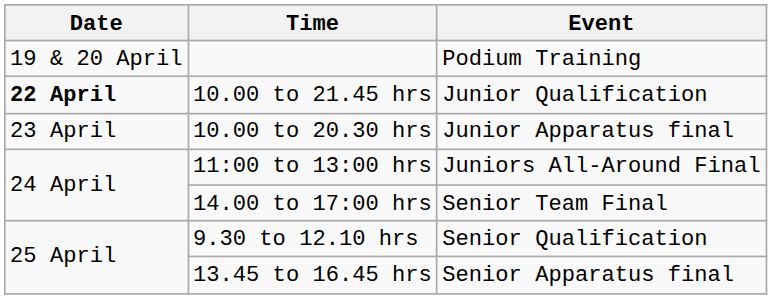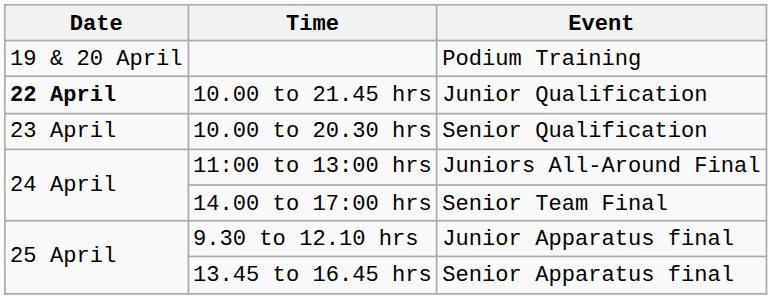(588, 131) Junior Apparatus final -> (575, 131) Senior Qualification
(575, 239) Senior Qualification -> (588, 239) Junior Apparatus final
